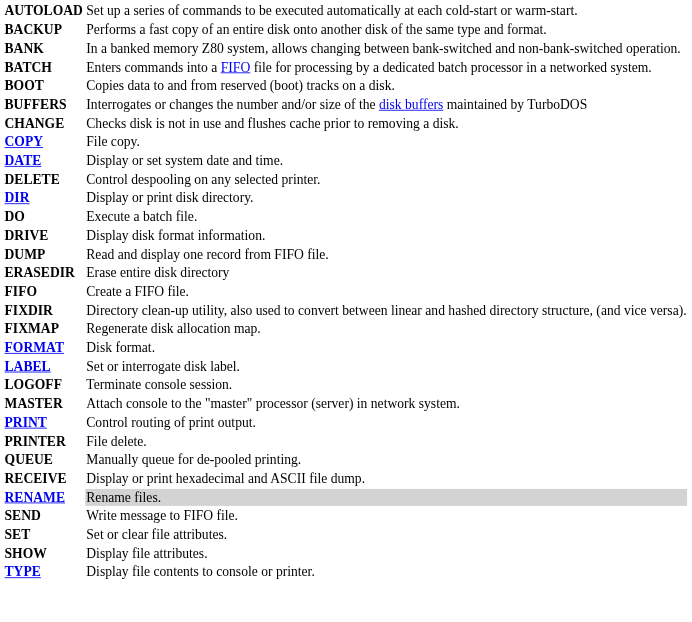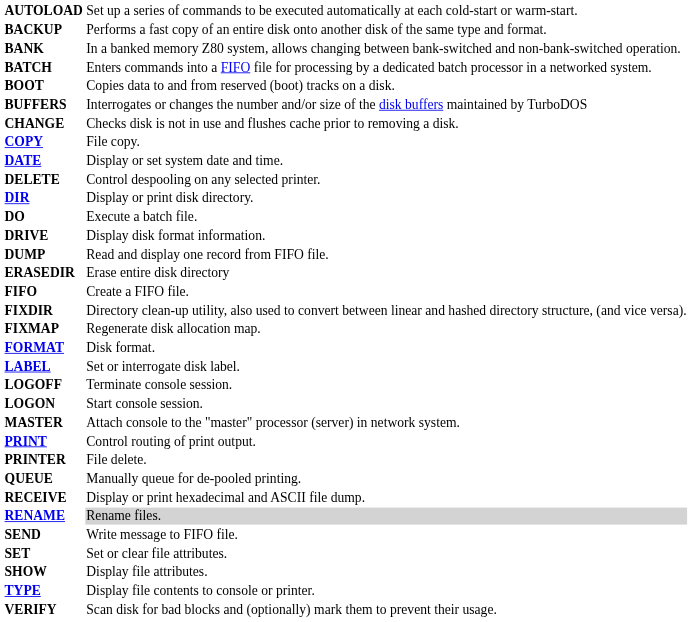+ row: (30, 403)
+ row: (31, 609)
